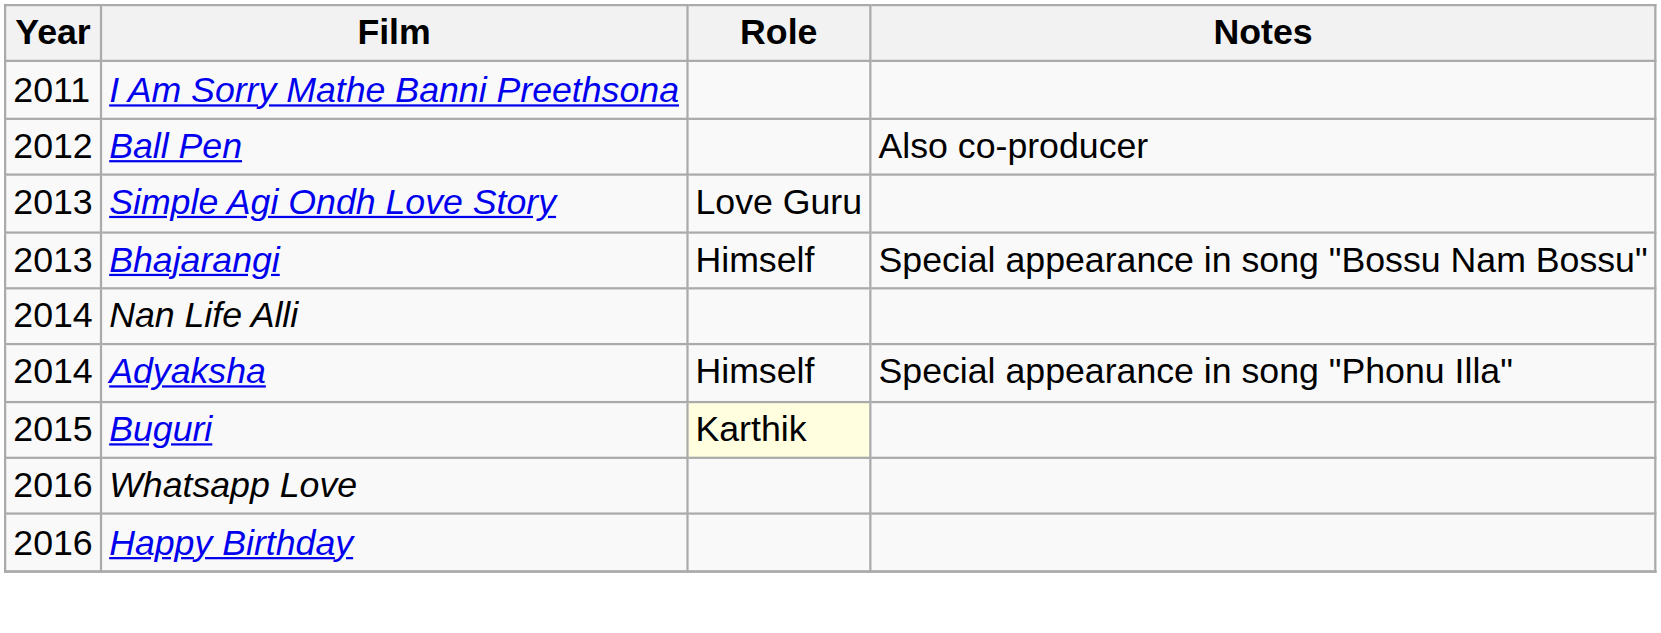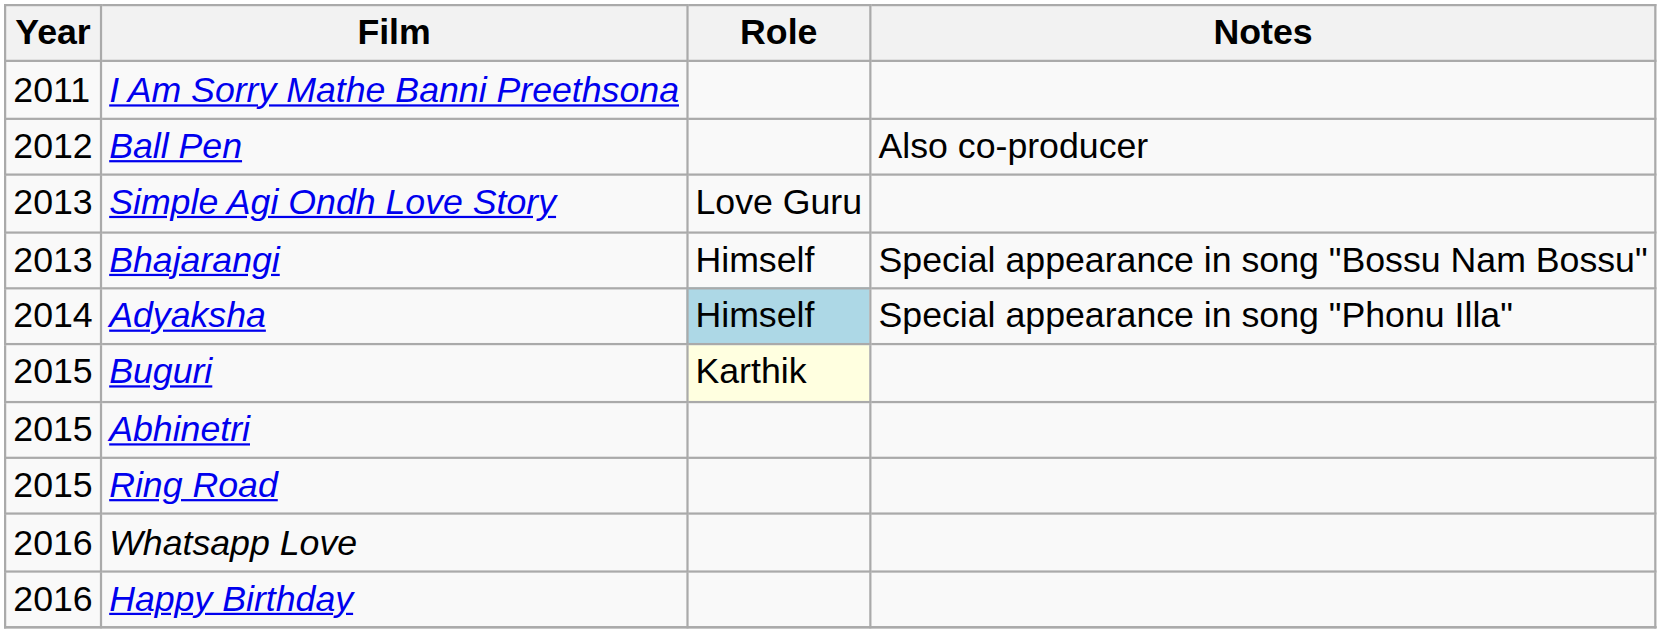- row: (204, 315)
(755, 372) no background -> (755, 315) lightblue background
+ row: (180, 428)
+ row: (193, 485)
